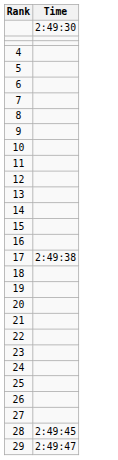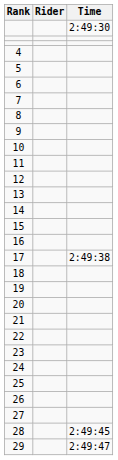+ column: (50, 13)
